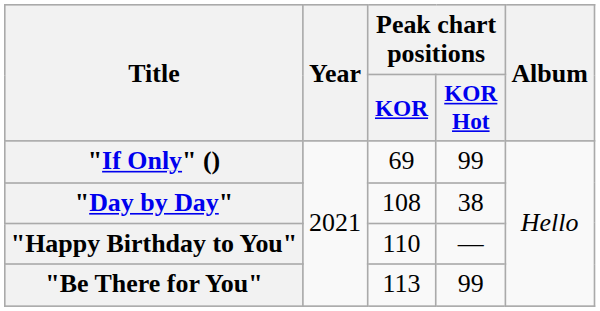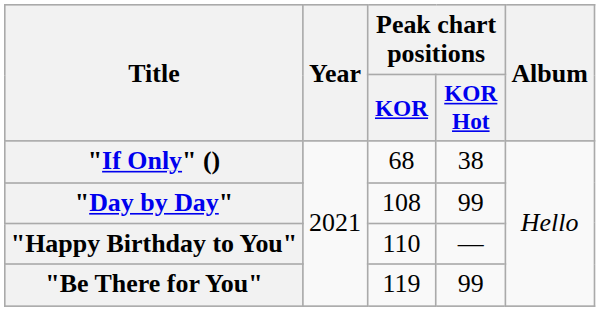(402, 161) 69 -> (402, 161) 68
(471, 161) 99 -> (471, 161) 38
(471, 202) 38 -> (471, 202) 99
(402, 284) 113 -> (402, 284) 119
